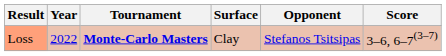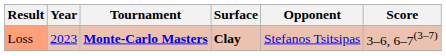(64, 38) 2022 -> (64, 38) 2023
(227, 38) normal -> (227, 38) bold
